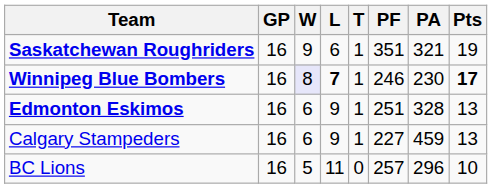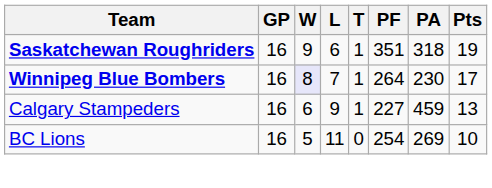(429, 49) 321 -> (429, 49) 318
(335, 79) bold -> (335, 79) normal
(389, 79) 246 -> (389, 79) 264
(467, 79) bold -> (467, 79) normal
- row: (96, 109)
(389, 168) 257 -> (389, 138) 254
(429, 168) 296 -> (429, 138) 269
